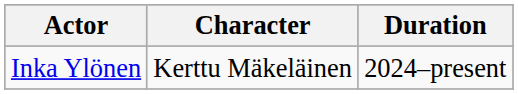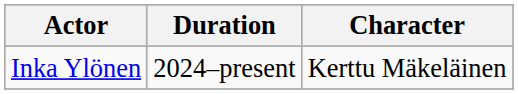columns swapped: (253, 25) <-> (435, 25)
